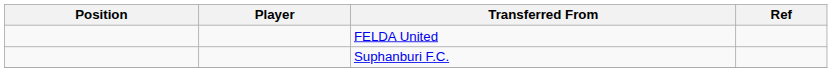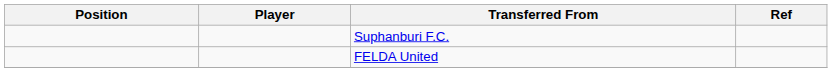rows swapped: (396, 36) <-> (402, 57)
